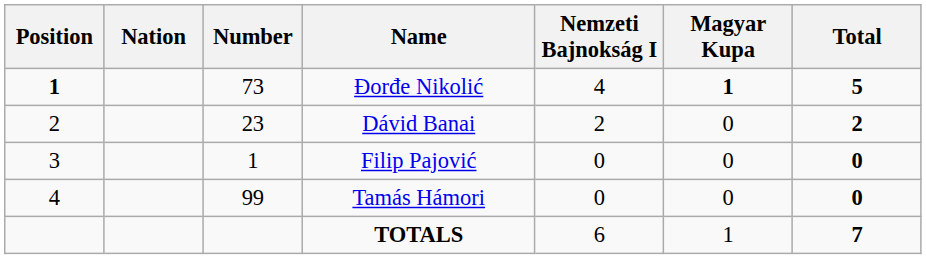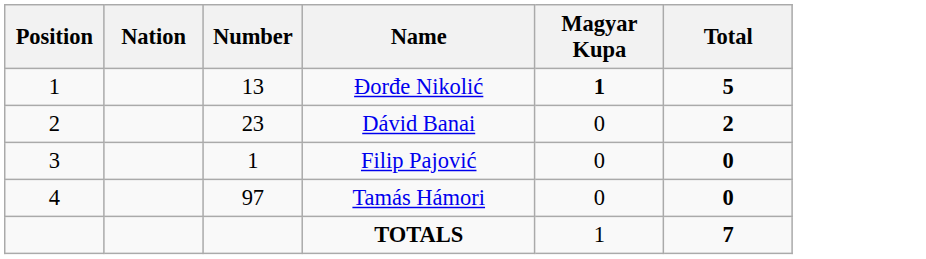- column: (599, 36)
(54, 86) bold -> (54, 86) normal
(253, 86) 73 -> (253, 86) 13
(253, 198) 99 -> (253, 198) 97
